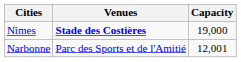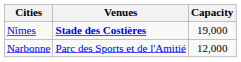(212, 48) 12,001 -> (212, 48) 12,000
